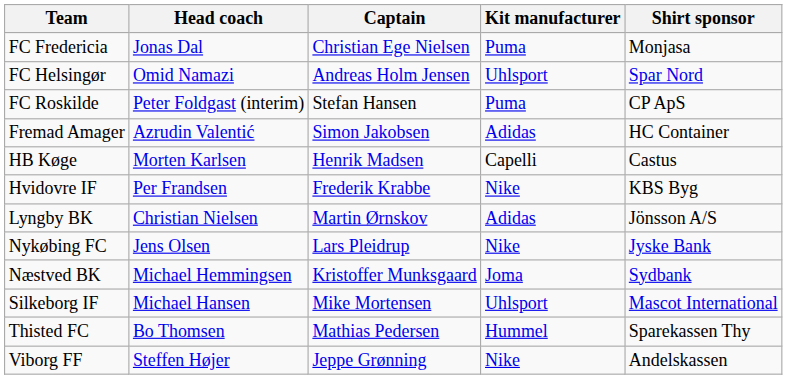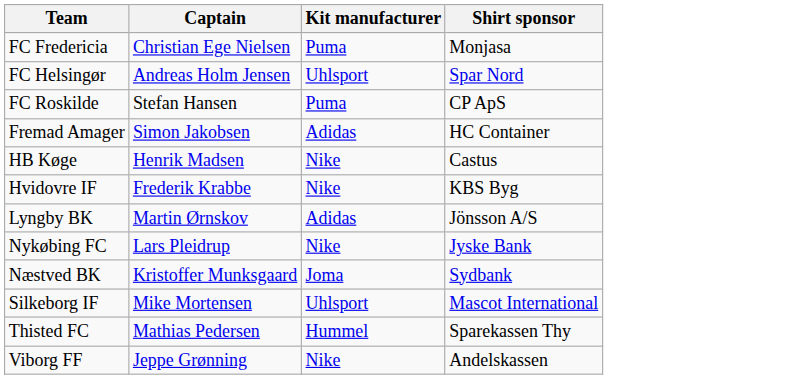- column: (219, 18)
(511, 160) Capelli -> (323, 160) Nike
